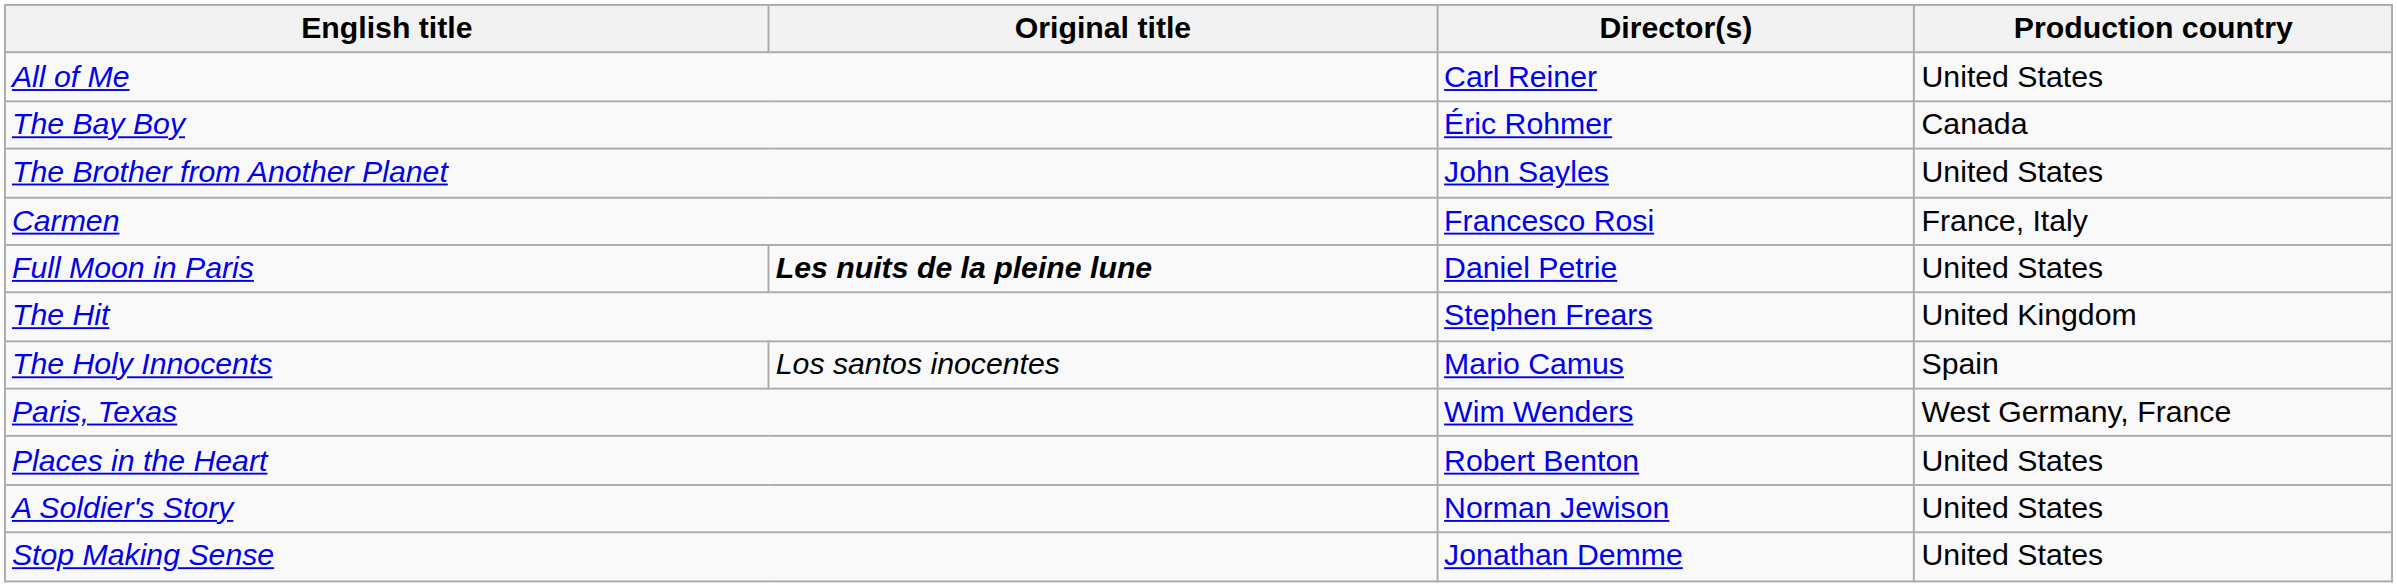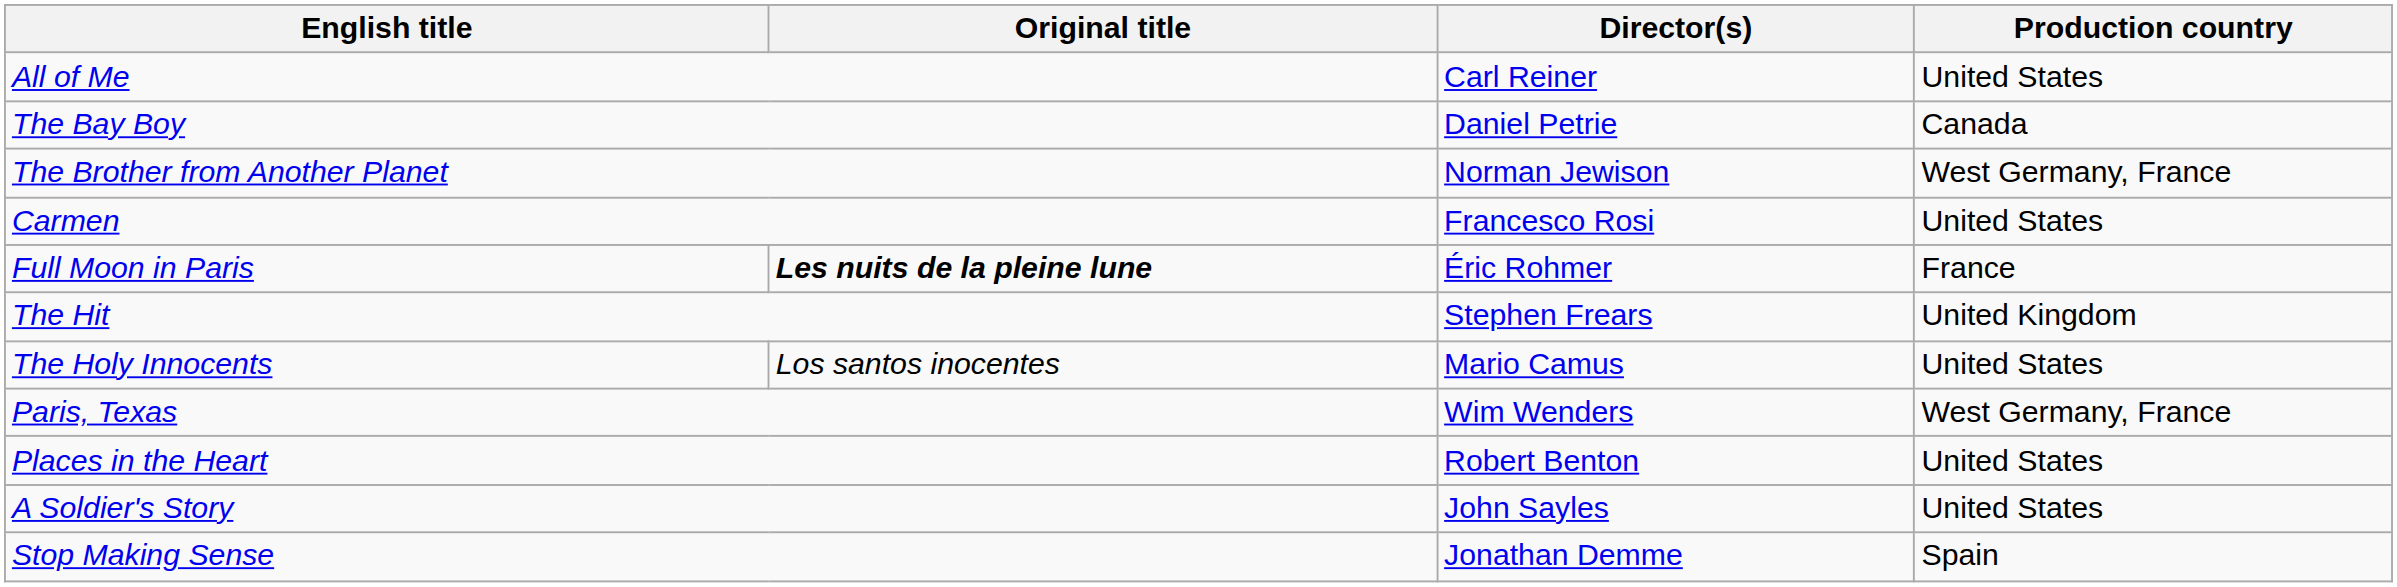(1528, 124) Éric Rohmer -> (1531, 124) Daniel Petrie
(1526, 172) John Sayles -> (1557, 172) Norman Jewison
(2012, 172) United States -> (2076, 172) West Germany, France
(2005, 220) France, Italy -> (2012, 220) United States
(1531, 268) Daniel Petrie -> (1528, 268) Éric Rohmer
(2012, 268) United States -> (1969, 268) France
(1960, 364) Spain -> (2012, 364) United States
(1557, 508) Norman Jewison -> (1526, 508) John Sayles
(2012, 556) United States -> (1960, 556) Spain
